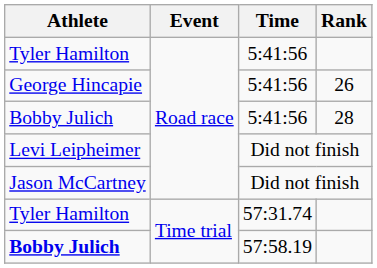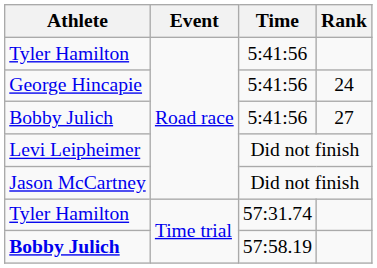(344, 85) 26 -> (344, 85) 24
(344, 117) 28 -> (344, 117) 27
